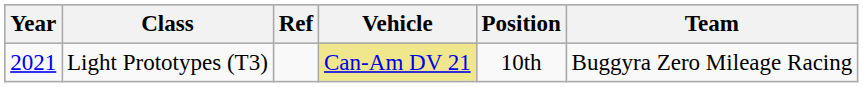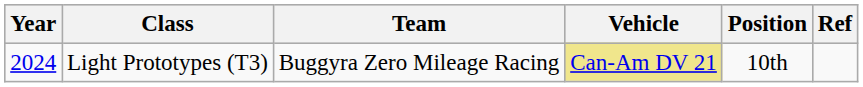columns swapped: (712, 23) <-> (296, 23)
(33, 61) 2021 -> (33, 61) 2024
